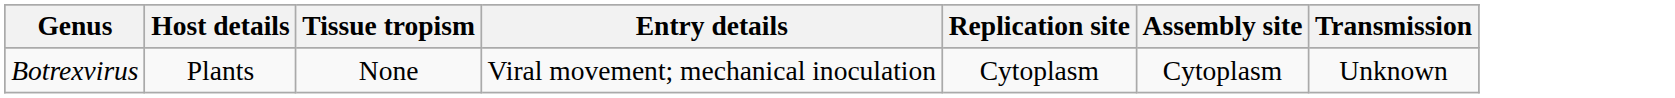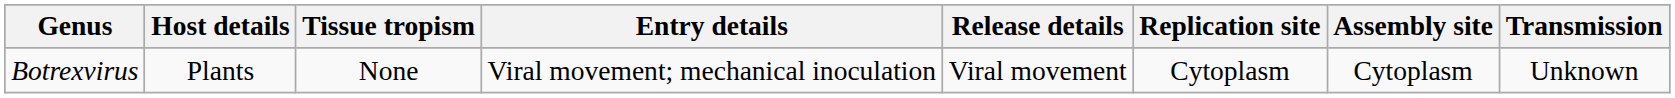+ column: (1038, 26)
